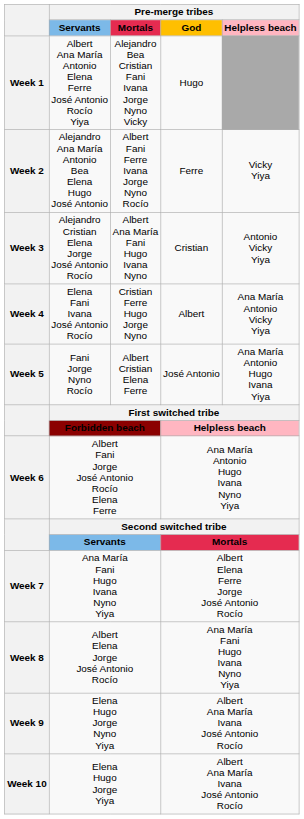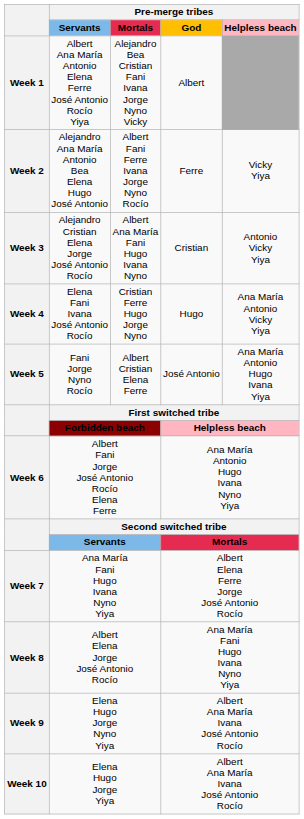(191, 82) Hugo -> (191, 82) Albert
(191, 314) Albert -> (191, 314) Hugo
